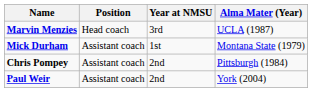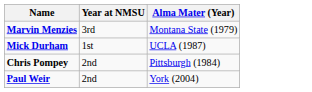- column: (113, 13)
(245, 29) UCLA (1987) -> (193, 29) Montana State (1979)
(261, 46) Montana State (1979) -> (178, 46) UCLA (1987)
